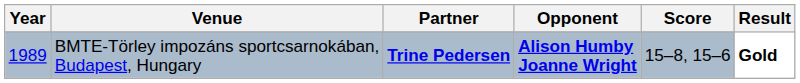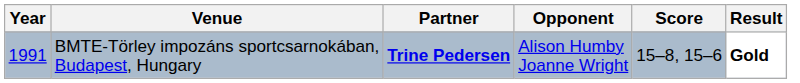(28, 55) 1989 -> (28, 55) 1991
(577, 55) bold -> (573, 55) normal
